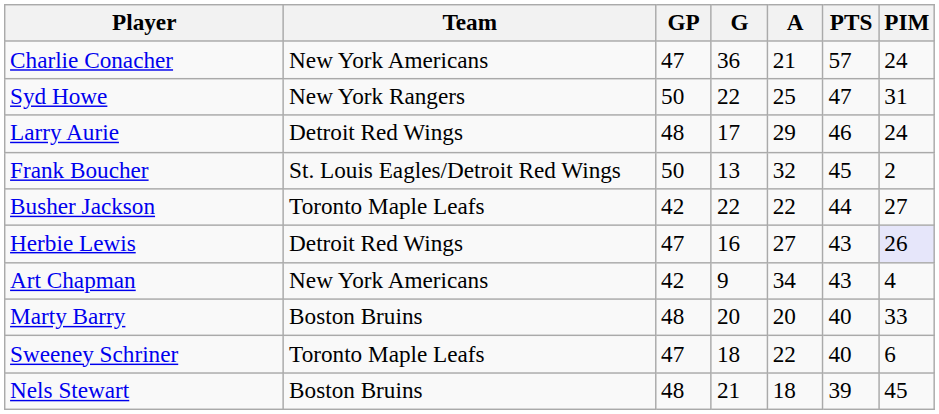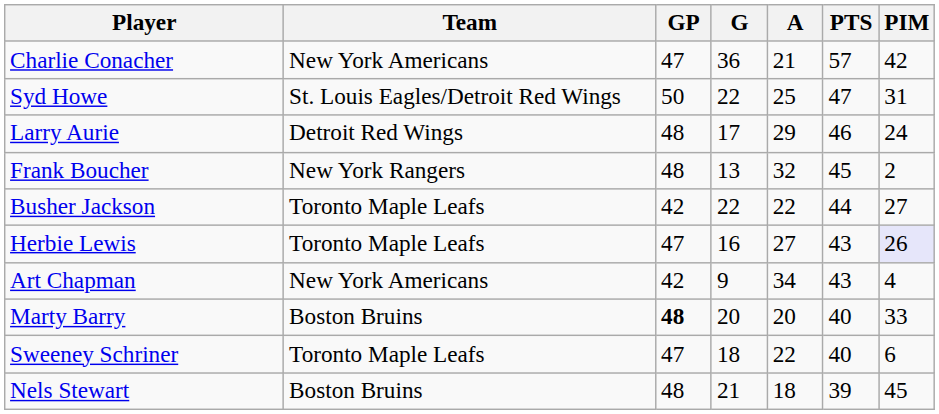(896, 59) 24 -> (896, 59) 42
(377, 96) New York Rangers -> (455, 96) St. Louis Eagles/Detroit Red Wings
(455, 170) St. Louis Eagles/Detroit Red Wings -> (377, 170) New York Rangers
(673, 170) 50 -> (673, 170) 48
(376, 243) Detroit Red Wings -> (387, 243) Toronto Maple Leafs
(673, 317) normal -> (673, 317) bold
